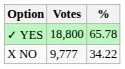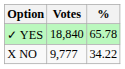(67, 34) 18,800 -> (67, 34) 18,840
